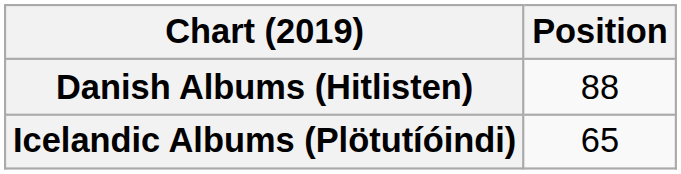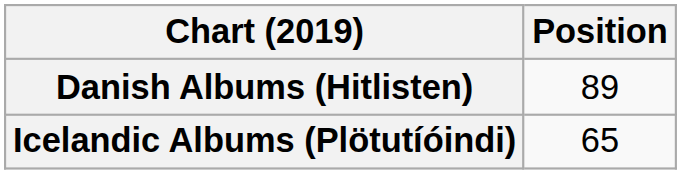(600, 86) 88 -> (600, 86) 89
